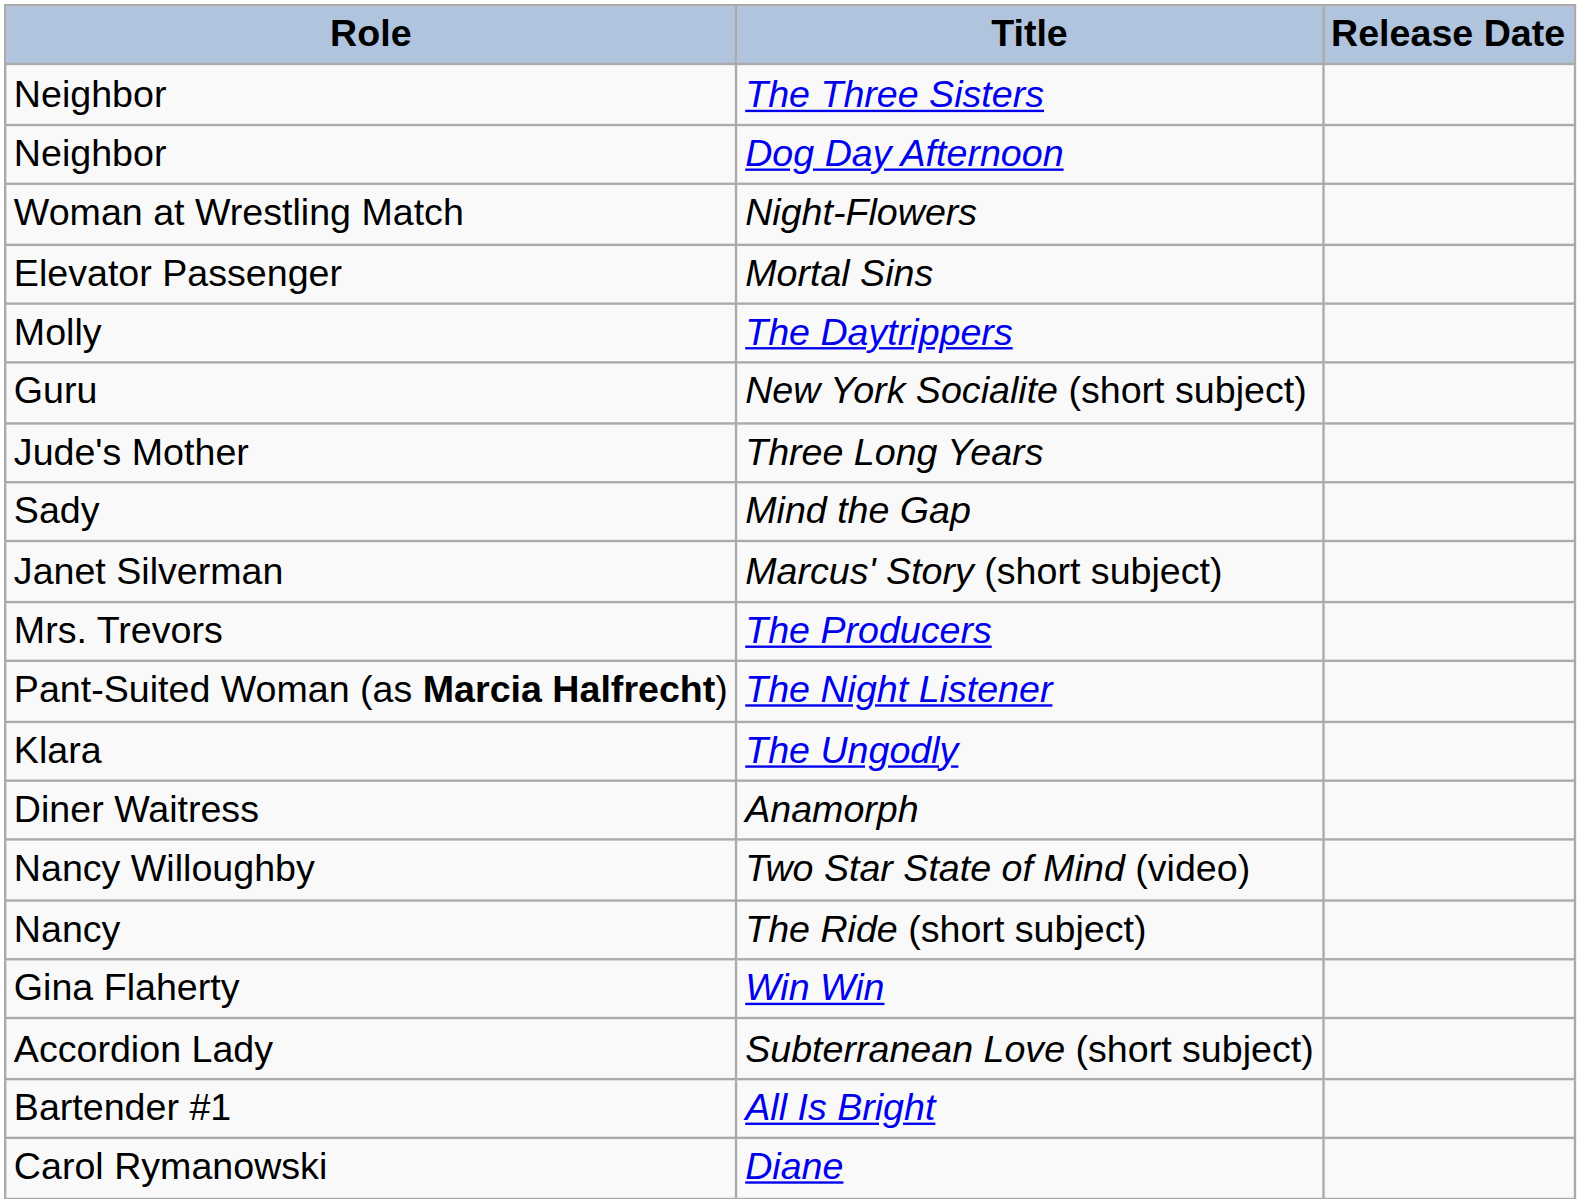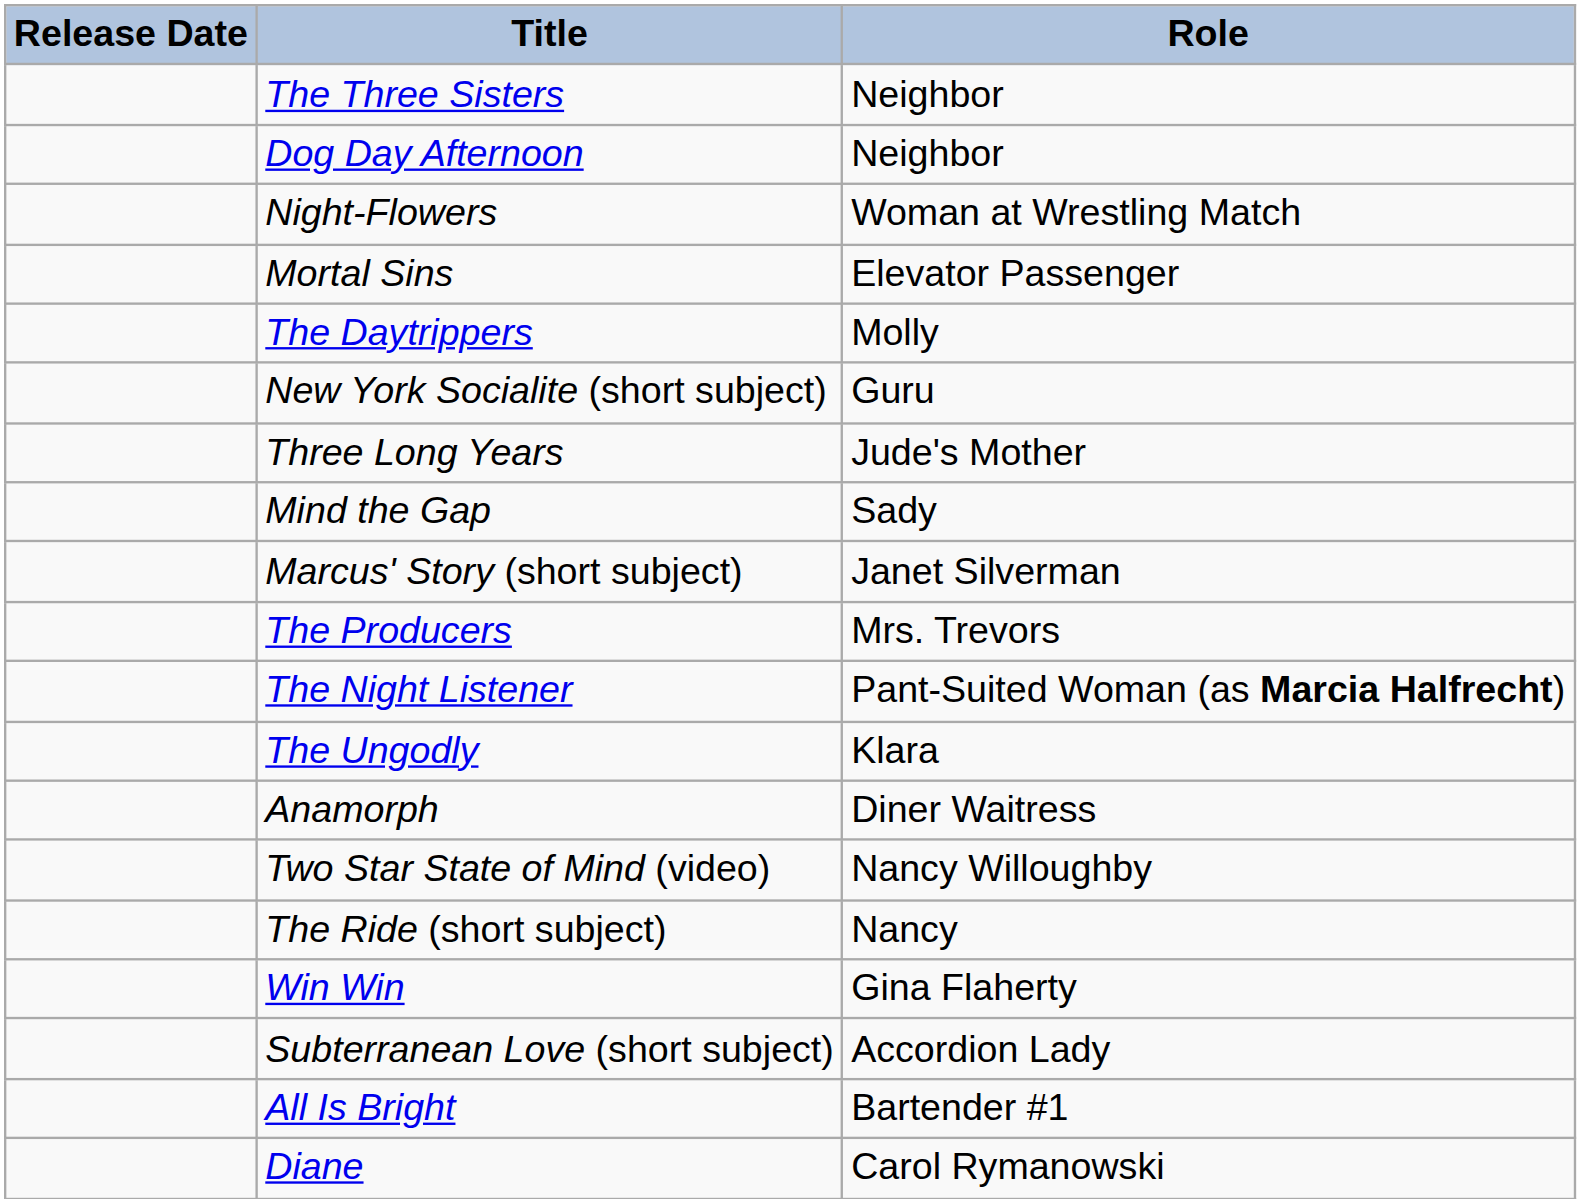columns swapped: (1448, 34) <-> (371, 34)
